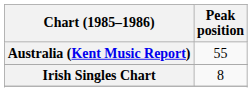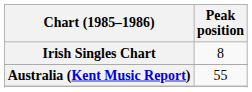rows swapped: (99, 53) <-> (99, 75)
